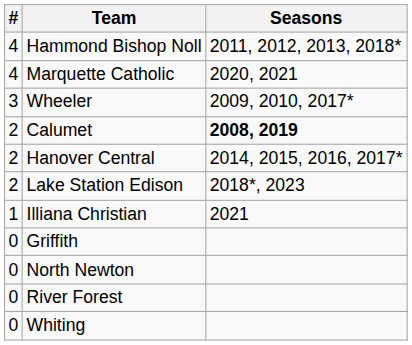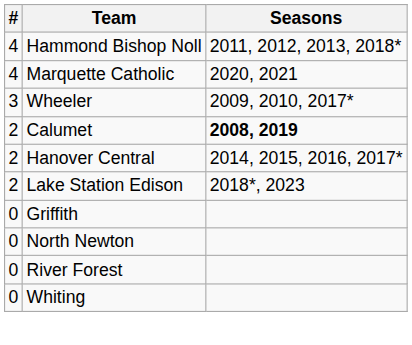- row: (87, 213)
